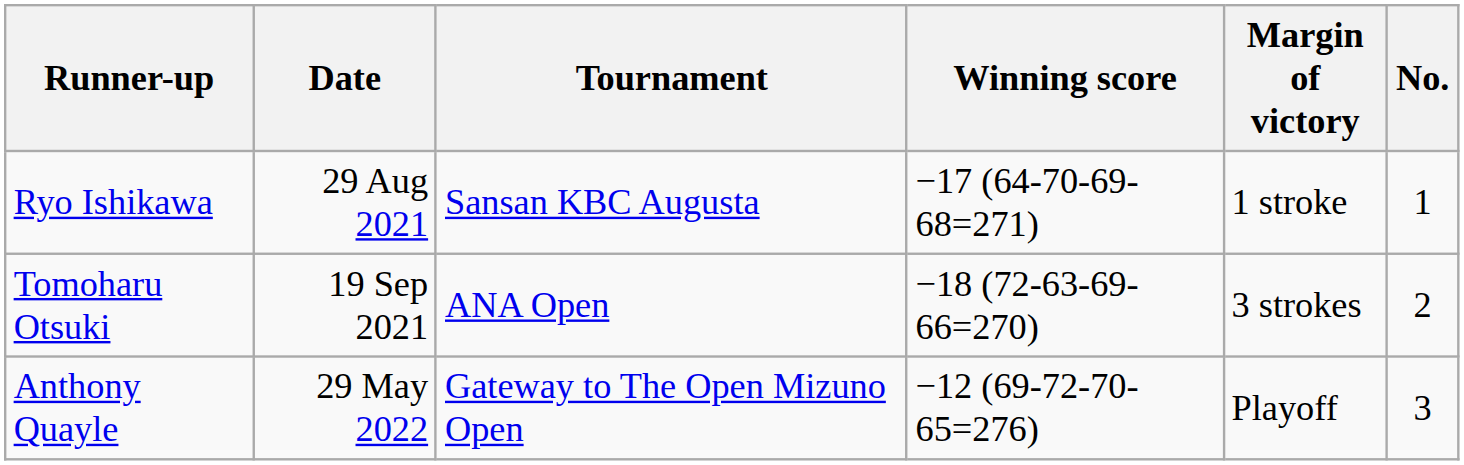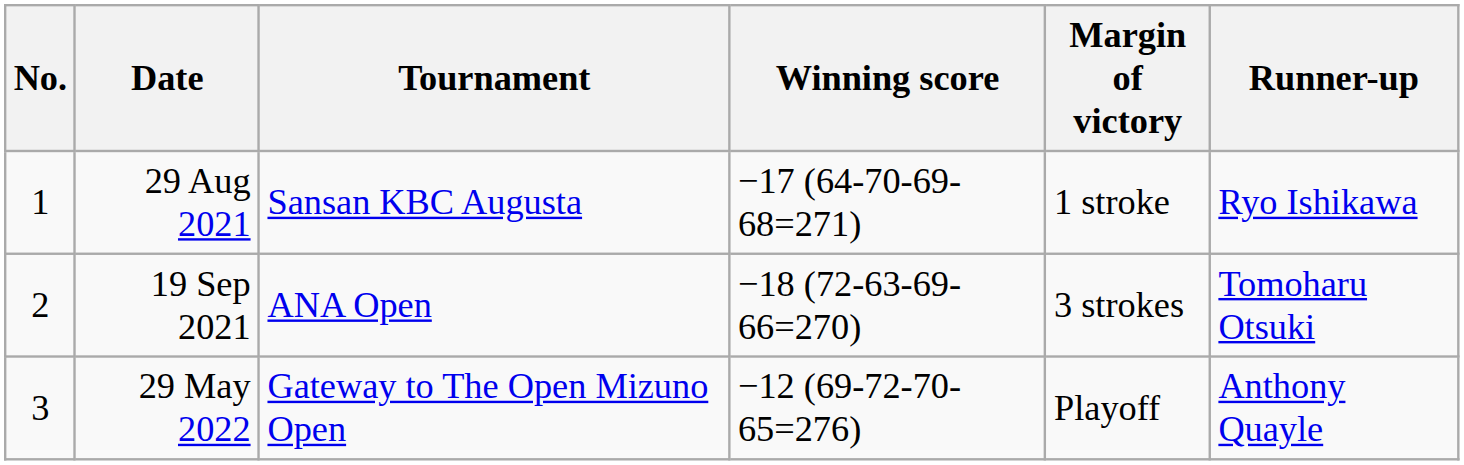columns swapped: (1423, 77) <-> (129, 77)
